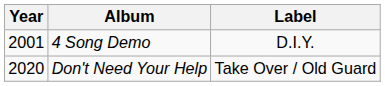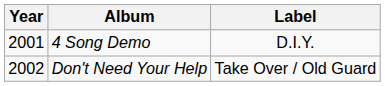(26, 68) 2020 -> (26, 68) 2002
